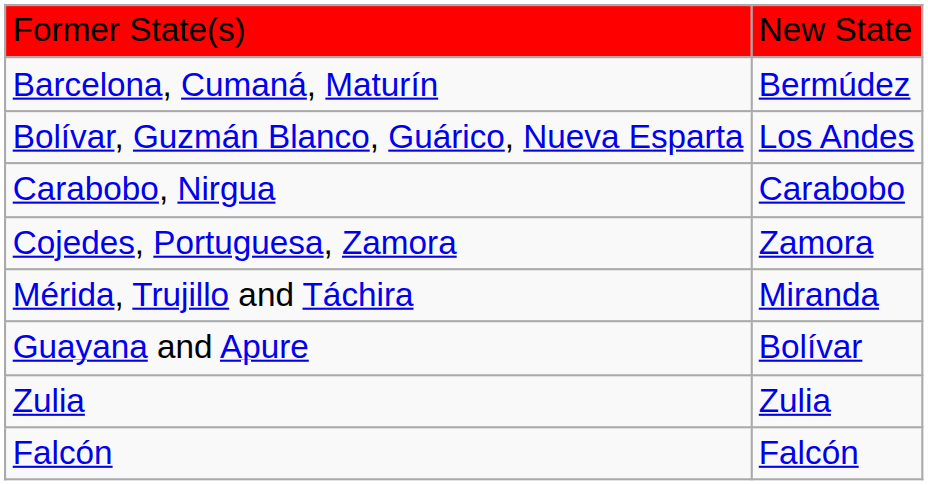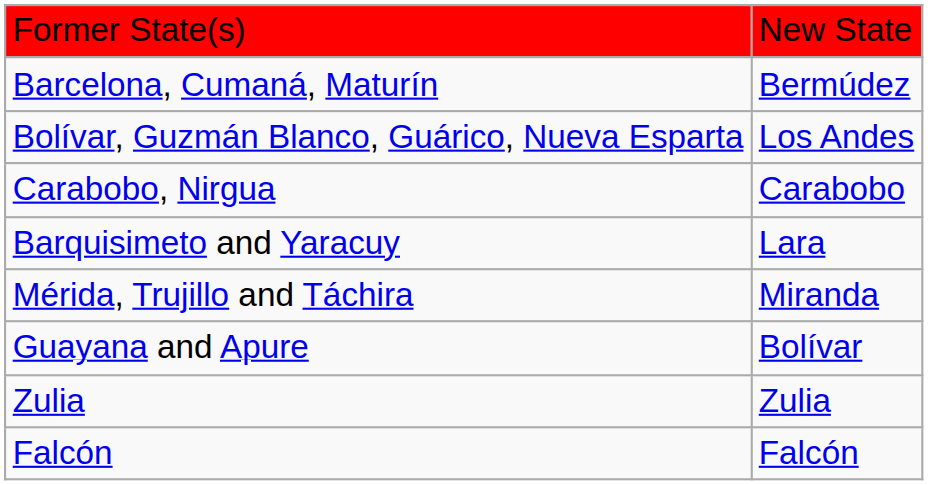- row: (235, 242)
+ row: (206, 242)
